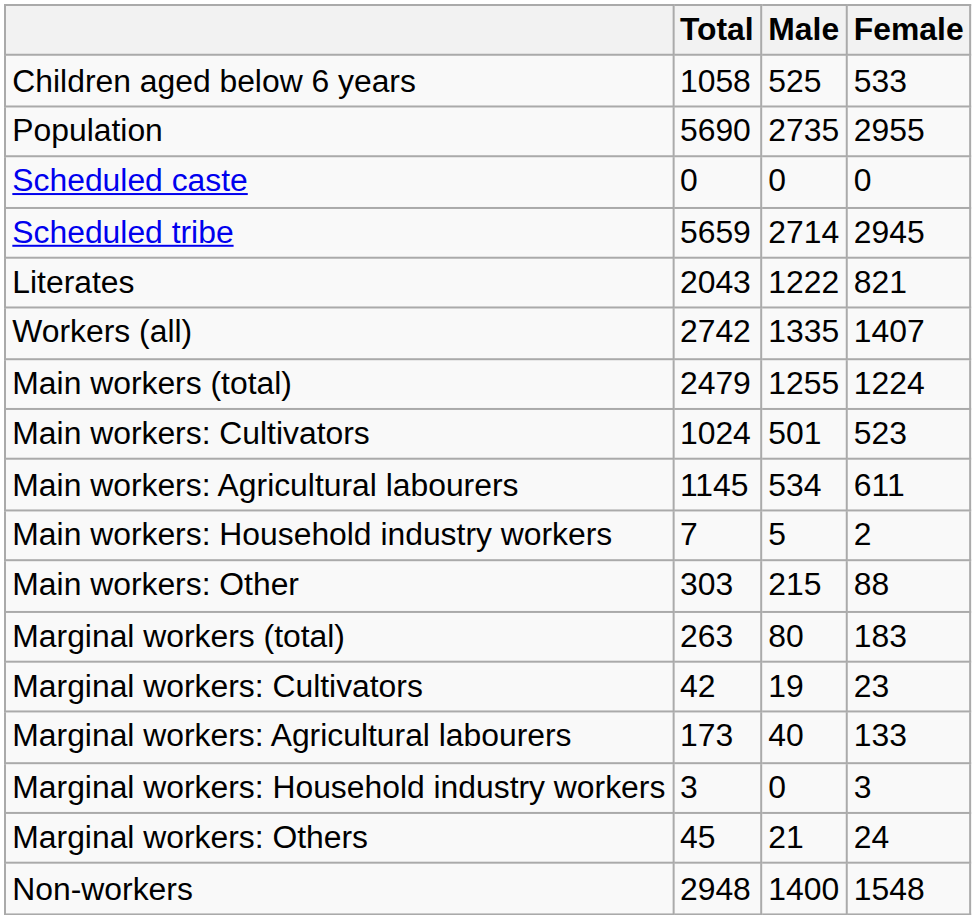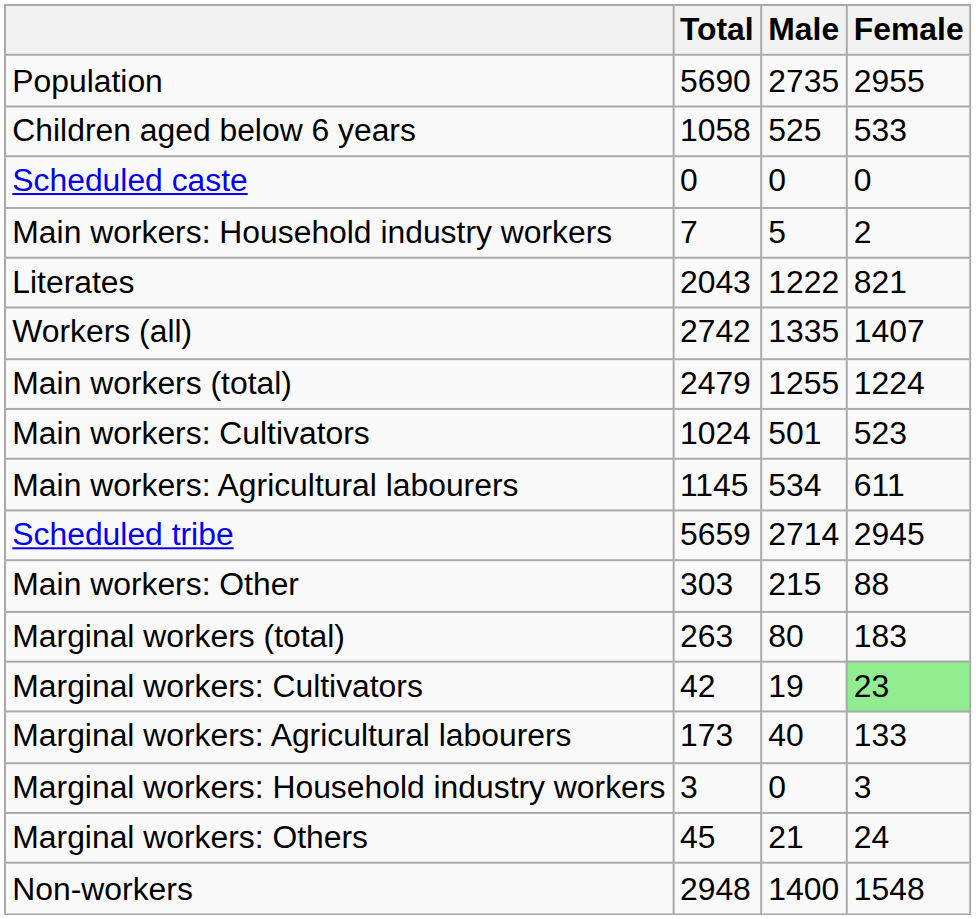rows swapped: (88, 130) <-> (214, 80)
rows swapped: (123, 231) <-> (312, 534)
(872, 686) no background -> (872, 686) lightgreen background
